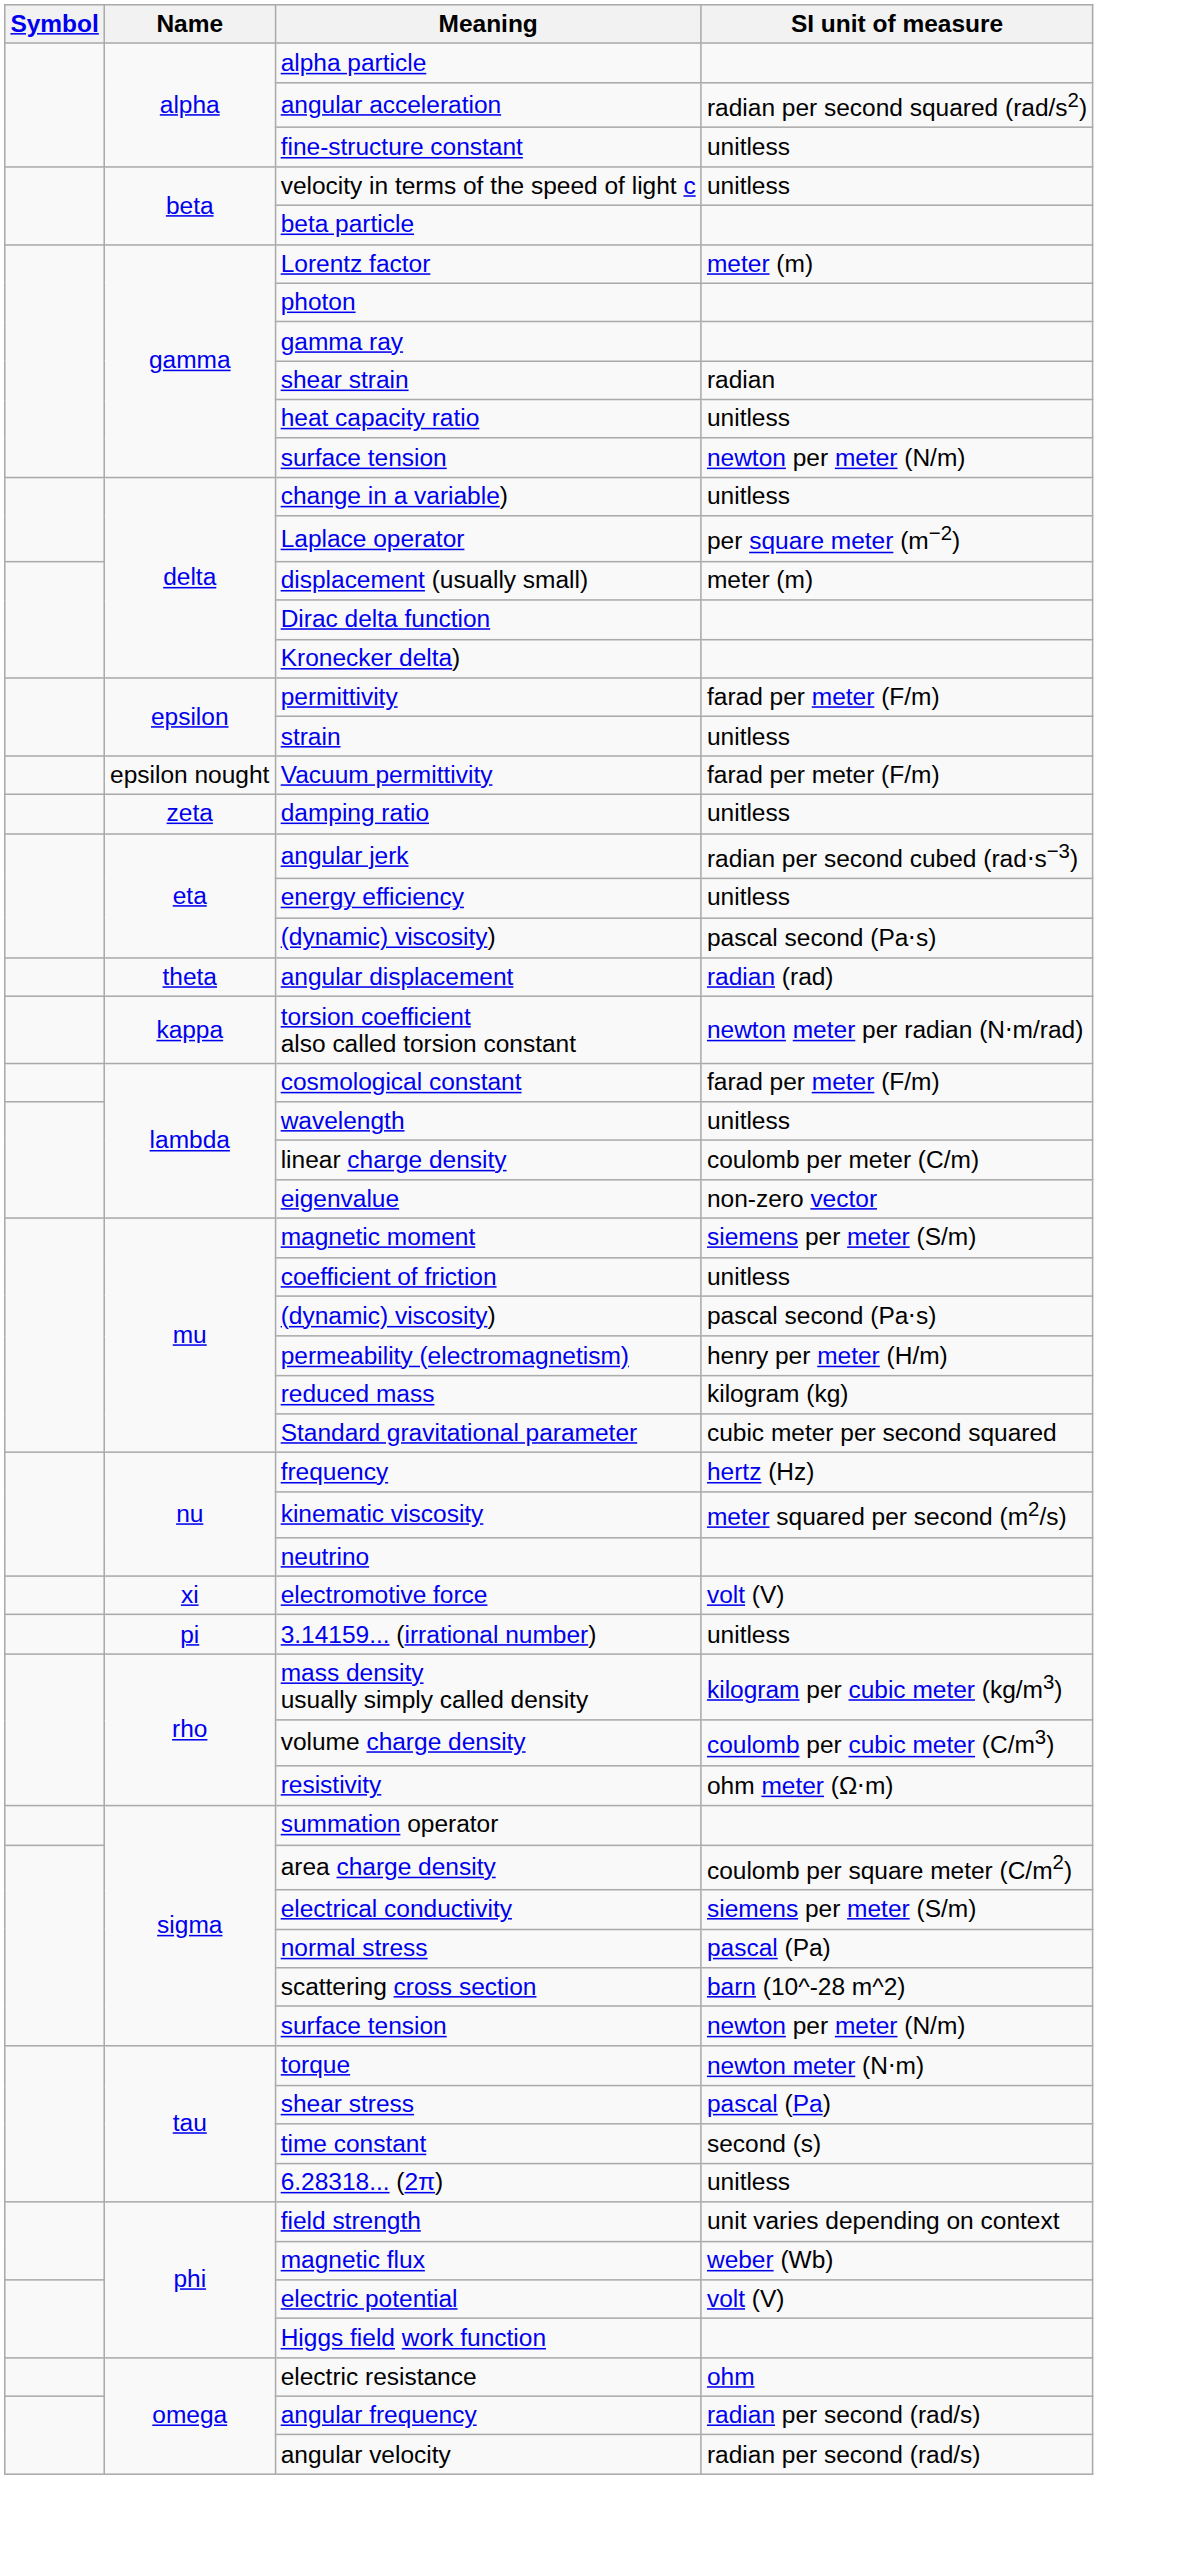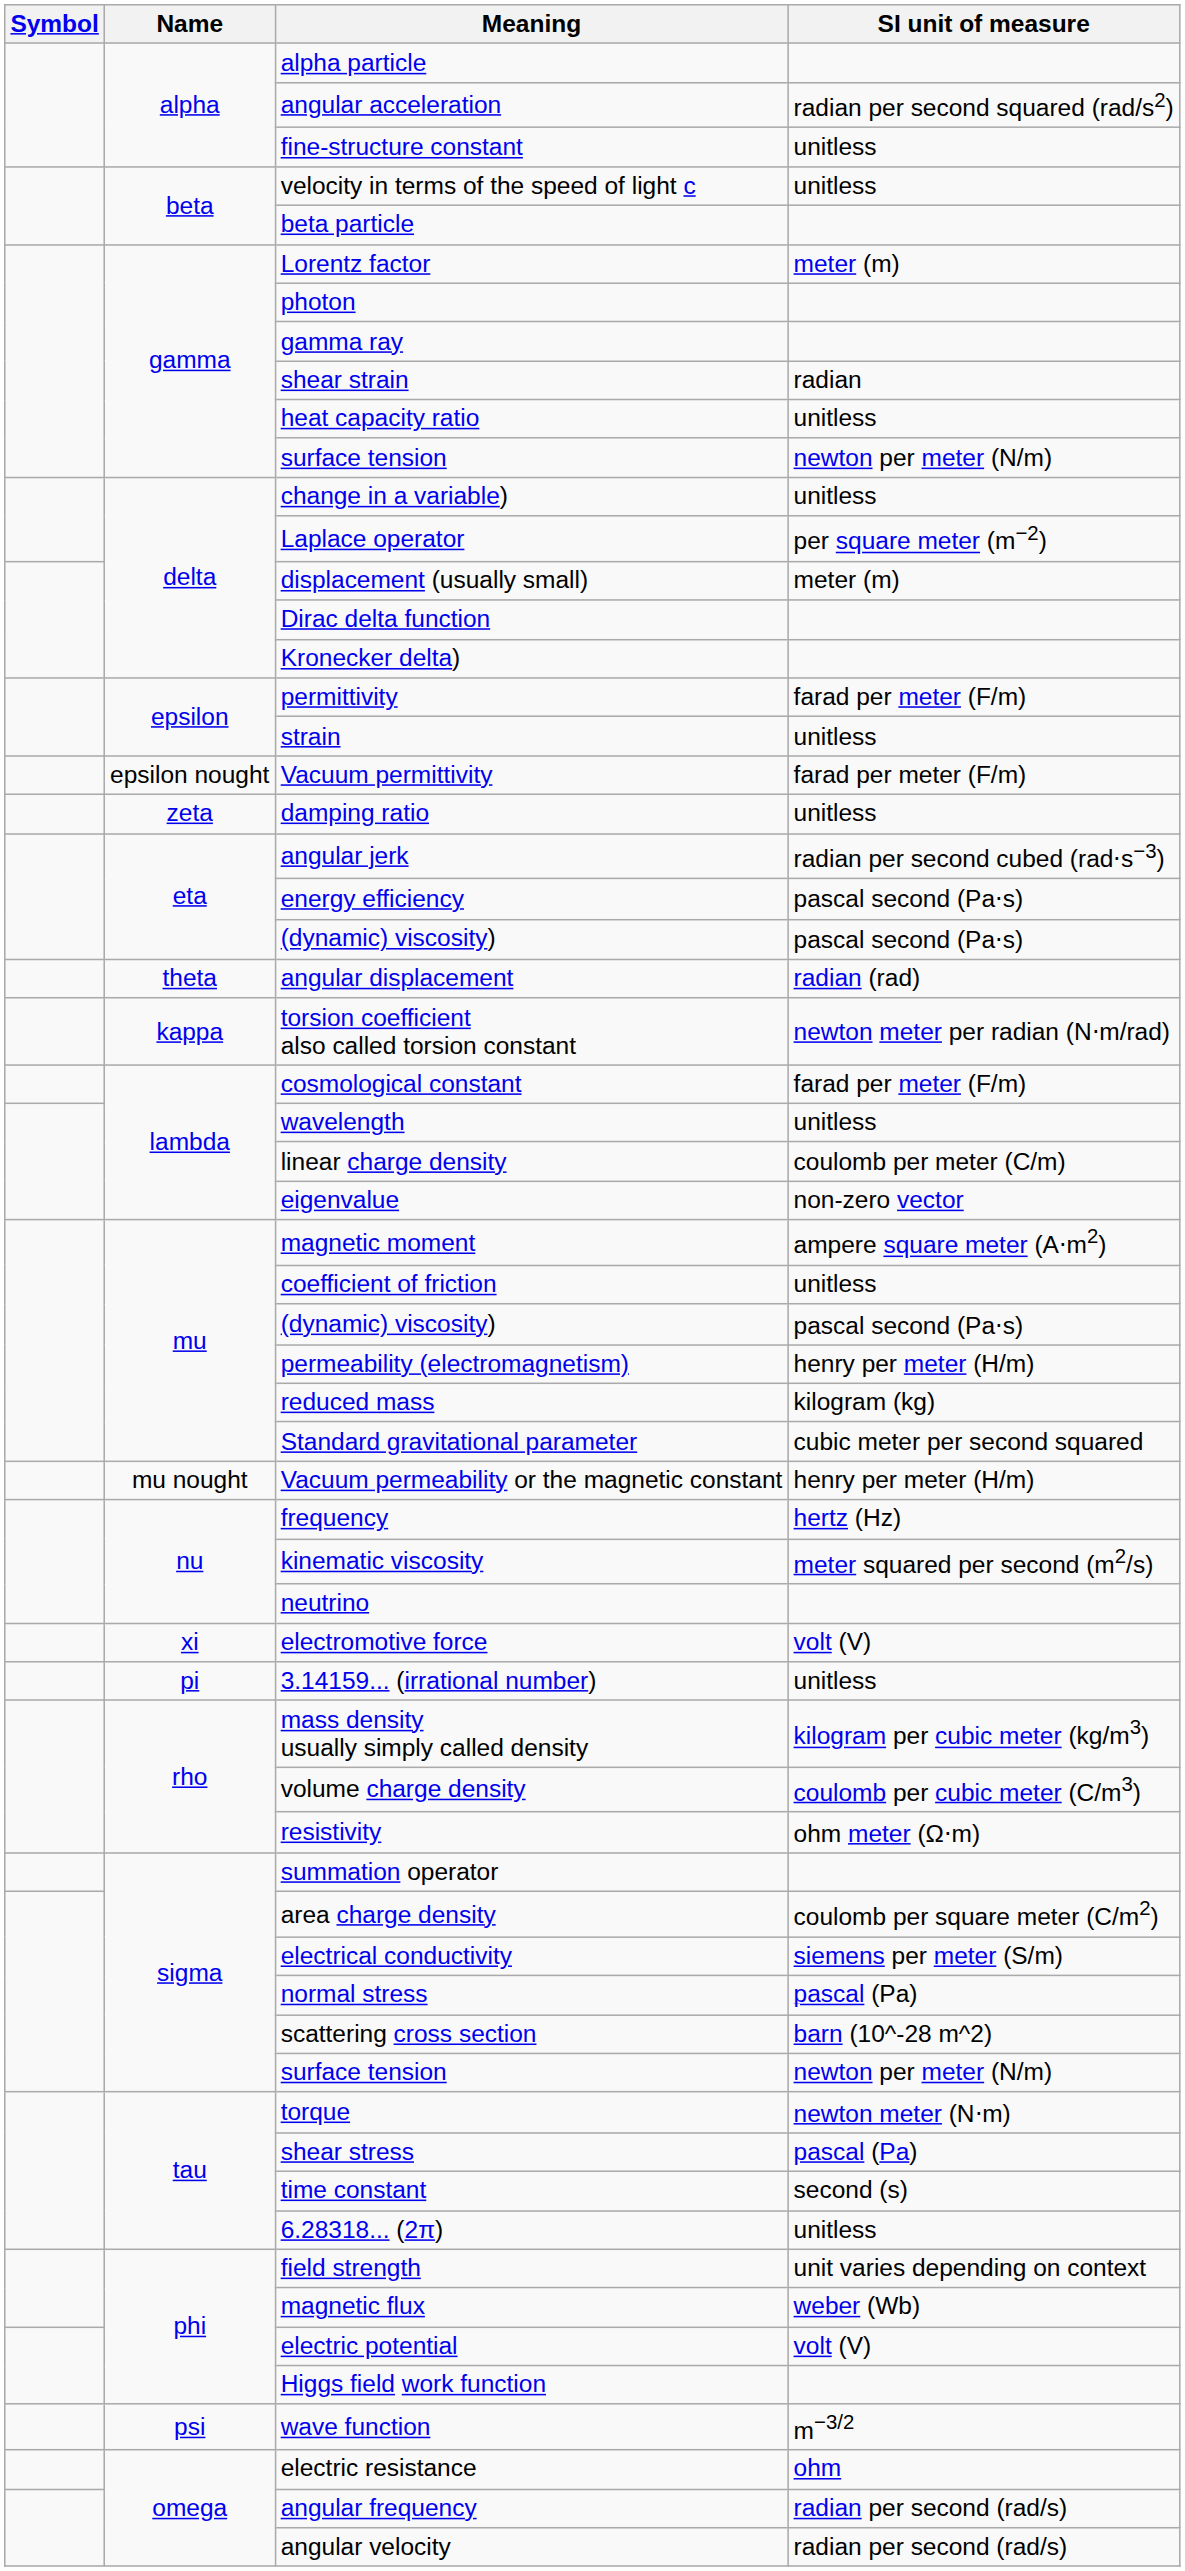(748, 897) unitless -> (908, 899) pascal second (Pa⋅s)
(842, 1237) siemens per meter (S/m) -> (950, 1242) ampere square meter (A⋅m2)
+ row: (190, 1480)
+ row: (190, 2426)
